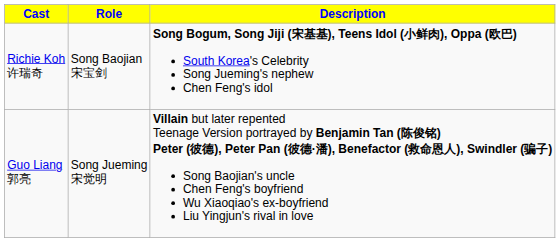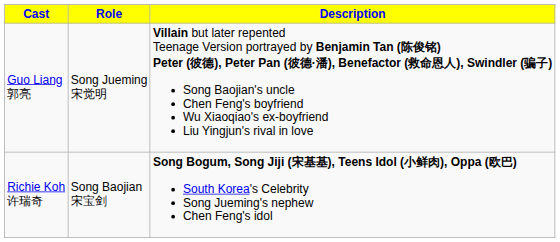rows swapped: (35, 172) <-> (36, 65)
